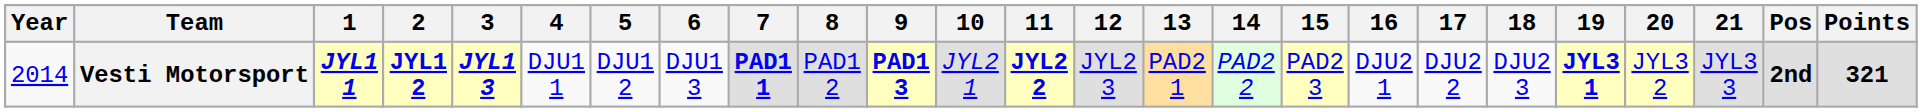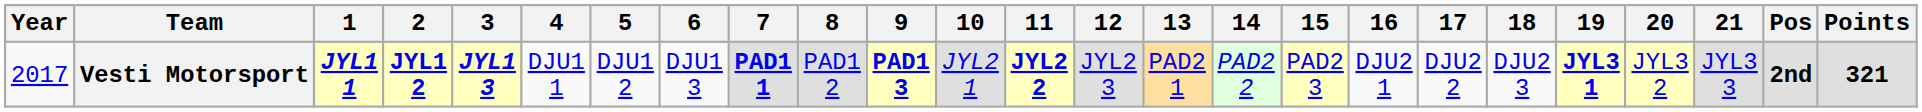(40, 74) 2014 -> (40, 74) 2017
